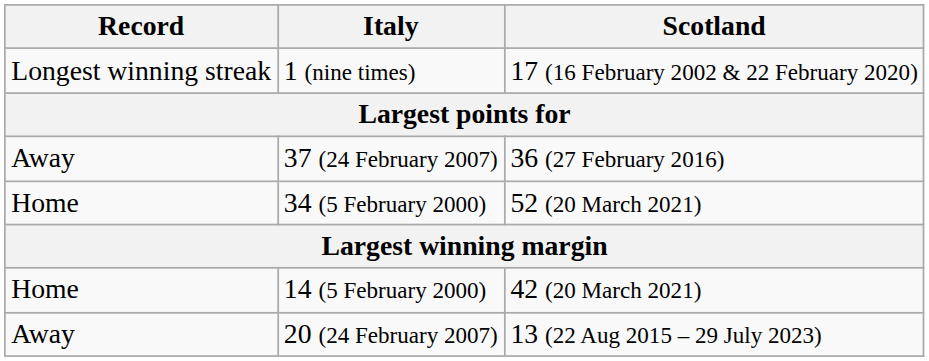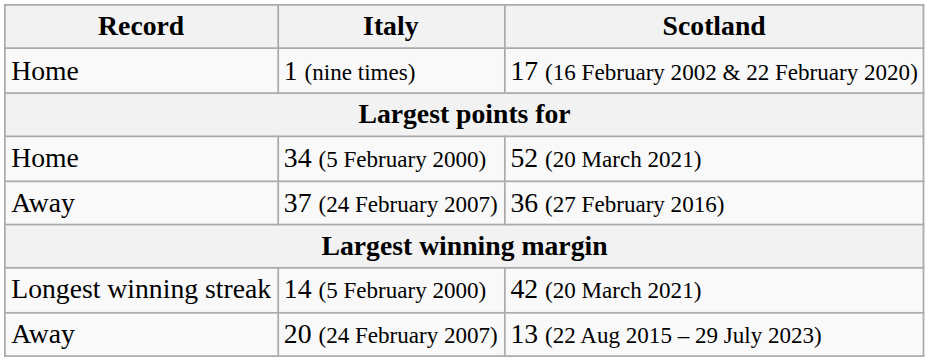(141, 70) Longest winning streak -> (45, 70) Home
rows swapped: (385, 202) <-> (391, 158)
(45, 289) Home -> (141, 289) Longest winning streak
